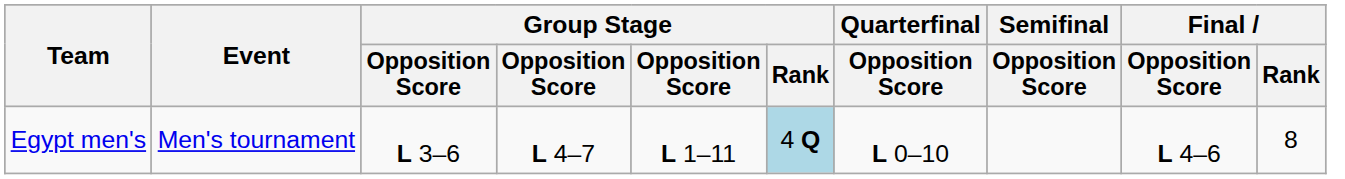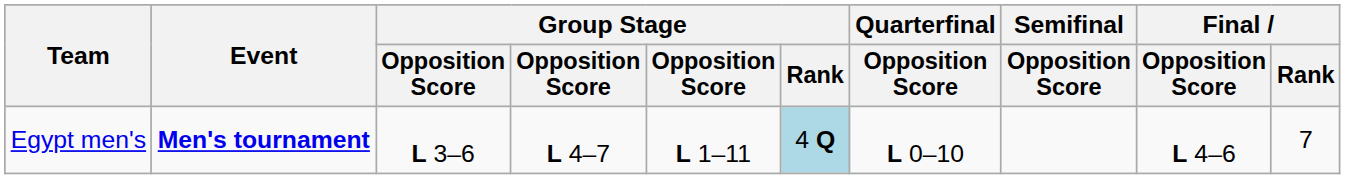(256, 140) normal -> (264, 140) bold
(1291, 140) 8 -> (1306, 140) 7
